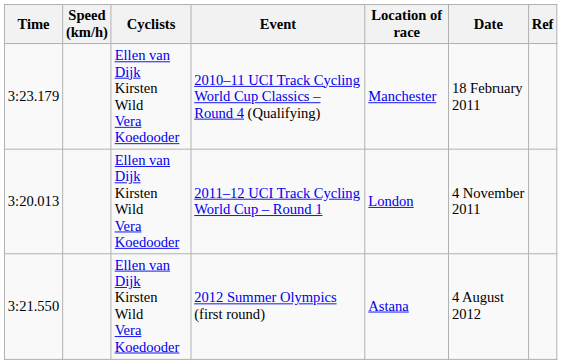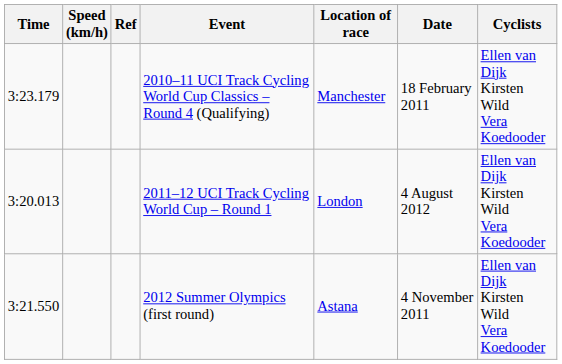columns swapped: (151, 24) <-> (543, 24)
(488, 201) 4 November 2011 -> (427, 201) 4 August 2012
(478, 306) 4 August 2012 -> (437, 306) 4 November 2011
